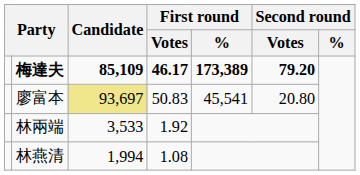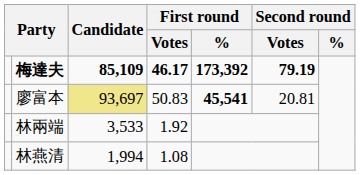(222, 70) 173,389 -> (222, 70) 173,392
(297, 70) 79.20 -> (297, 70) 79.19
(226, 98) normal -> (226, 98) bold
(297, 98) 20.80 -> (297, 98) 20.81
